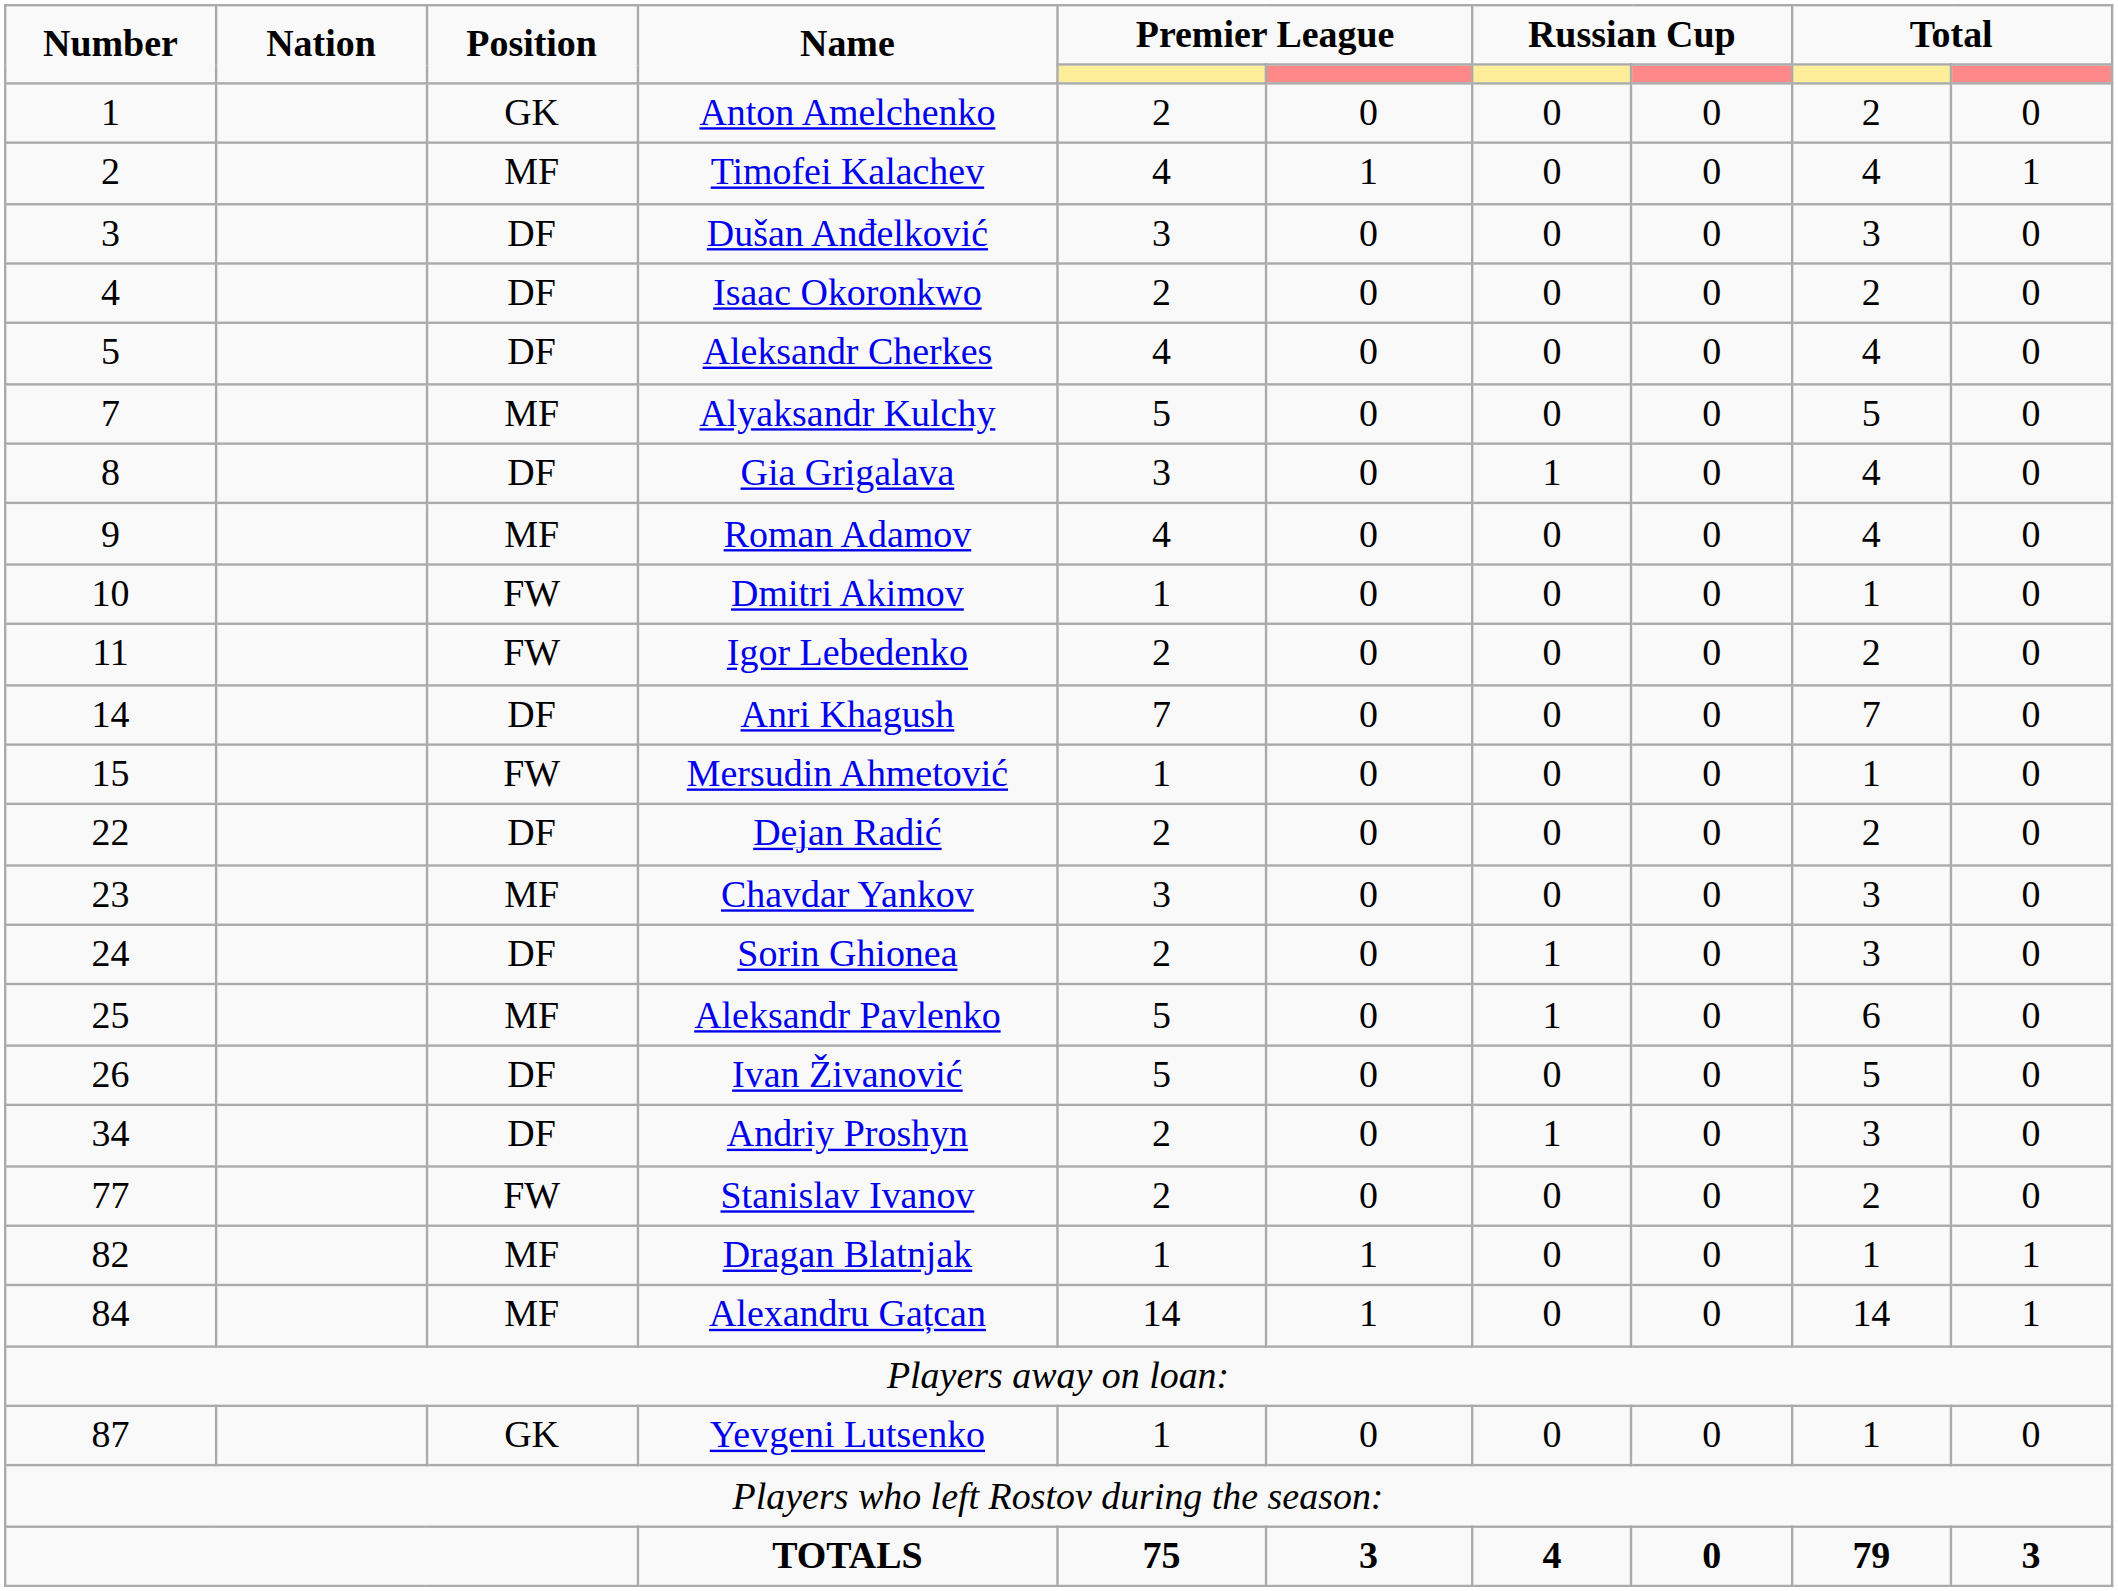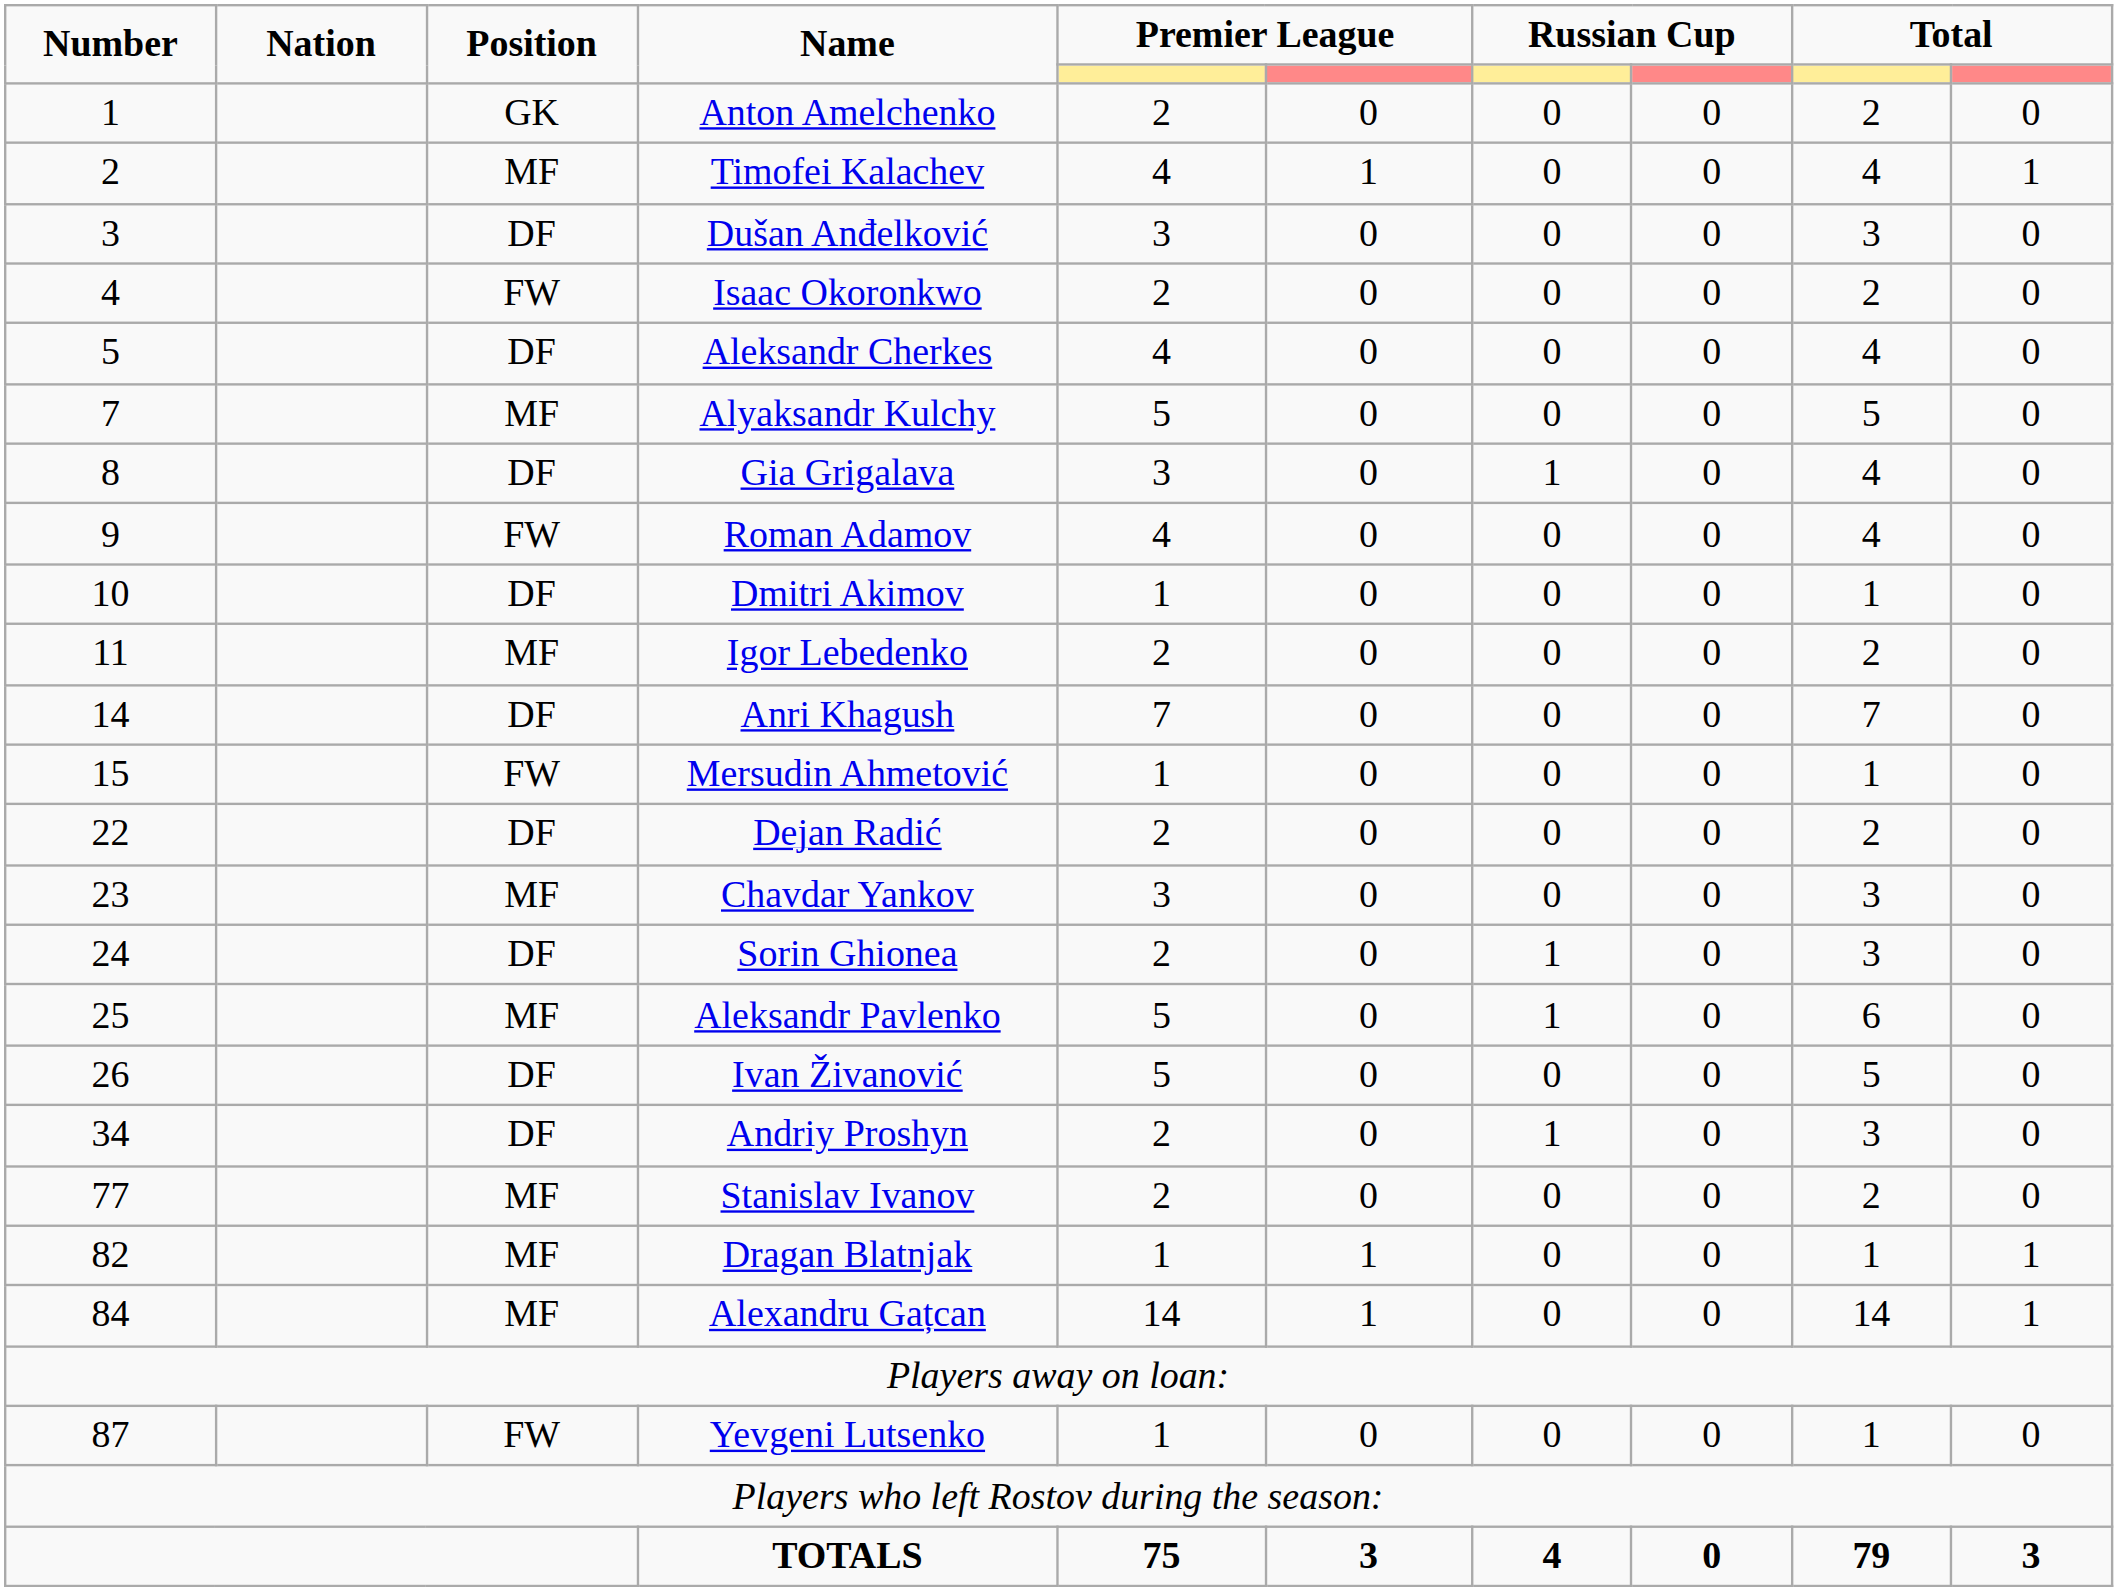(532, 292) DF -> (532, 292) FW
(532, 533) MF -> (532, 533) FW
(532, 593) FW -> (532, 593) DF
(532, 653) FW -> (532, 653) MF
(532, 1194) FW -> (532, 1194) MF
(532, 1435) GK -> (532, 1435) FW
